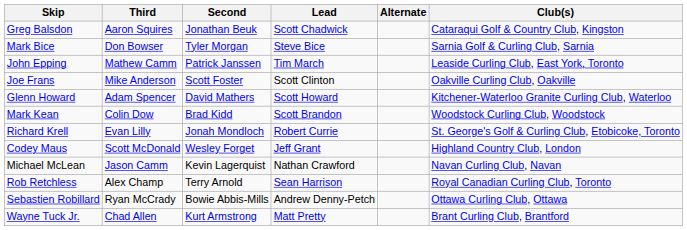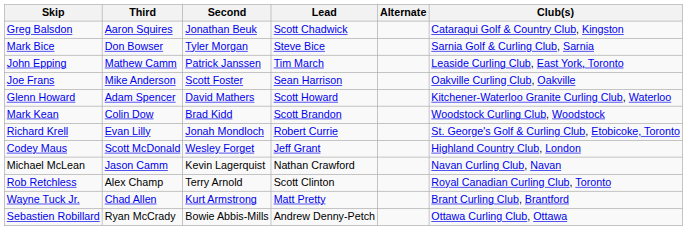(304, 81) Scott Clinton -> (308, 81) Sean Harrison
(308, 183) Sean Harrison -> (304, 183) Scott Clinton
rows swapped: (53, 200) <-> (43, 217)
